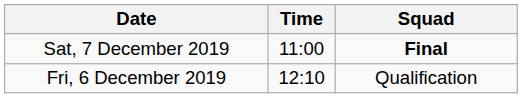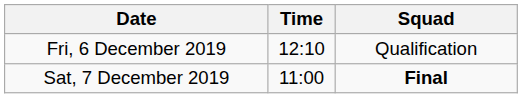rows swapped: (136, 78) <-> (136, 48)
